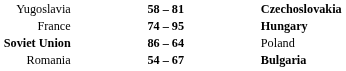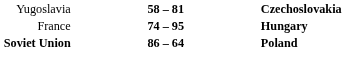(278, 43) normal -> (279, 43) bold
- row: (49, 60)
